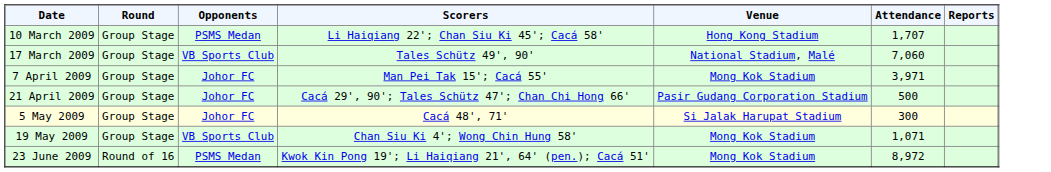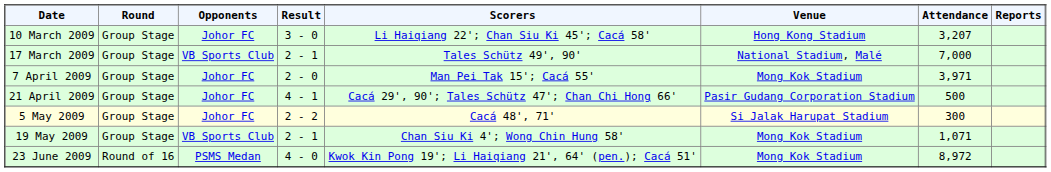+ column: (301, 15)
(228, 35) PSMS Medan -> (228, 35) Johor FC
(908, 35) 1,707 -> (955, 35) 3,207
(908, 56) 7,060 -> (955, 56) 7,000
